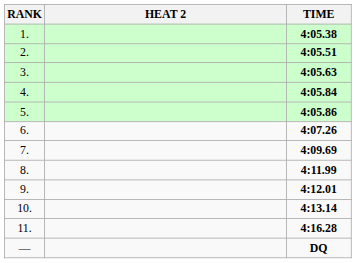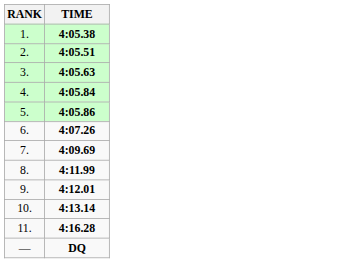- column: (166, 14)
